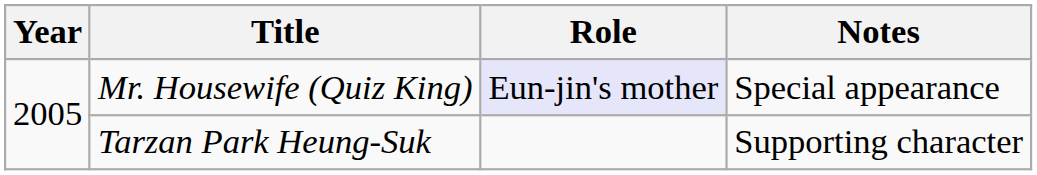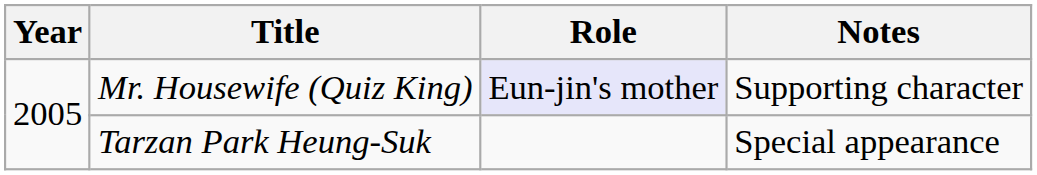(867, 86) Special appearance -> (879, 86) Supporting character
(879, 141) Supporting character -> (867, 141) Special appearance
